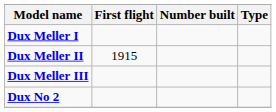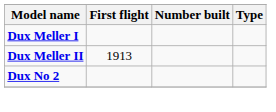(124, 55) 1915 -> (119, 55) 1913
- row: (48, 76)
